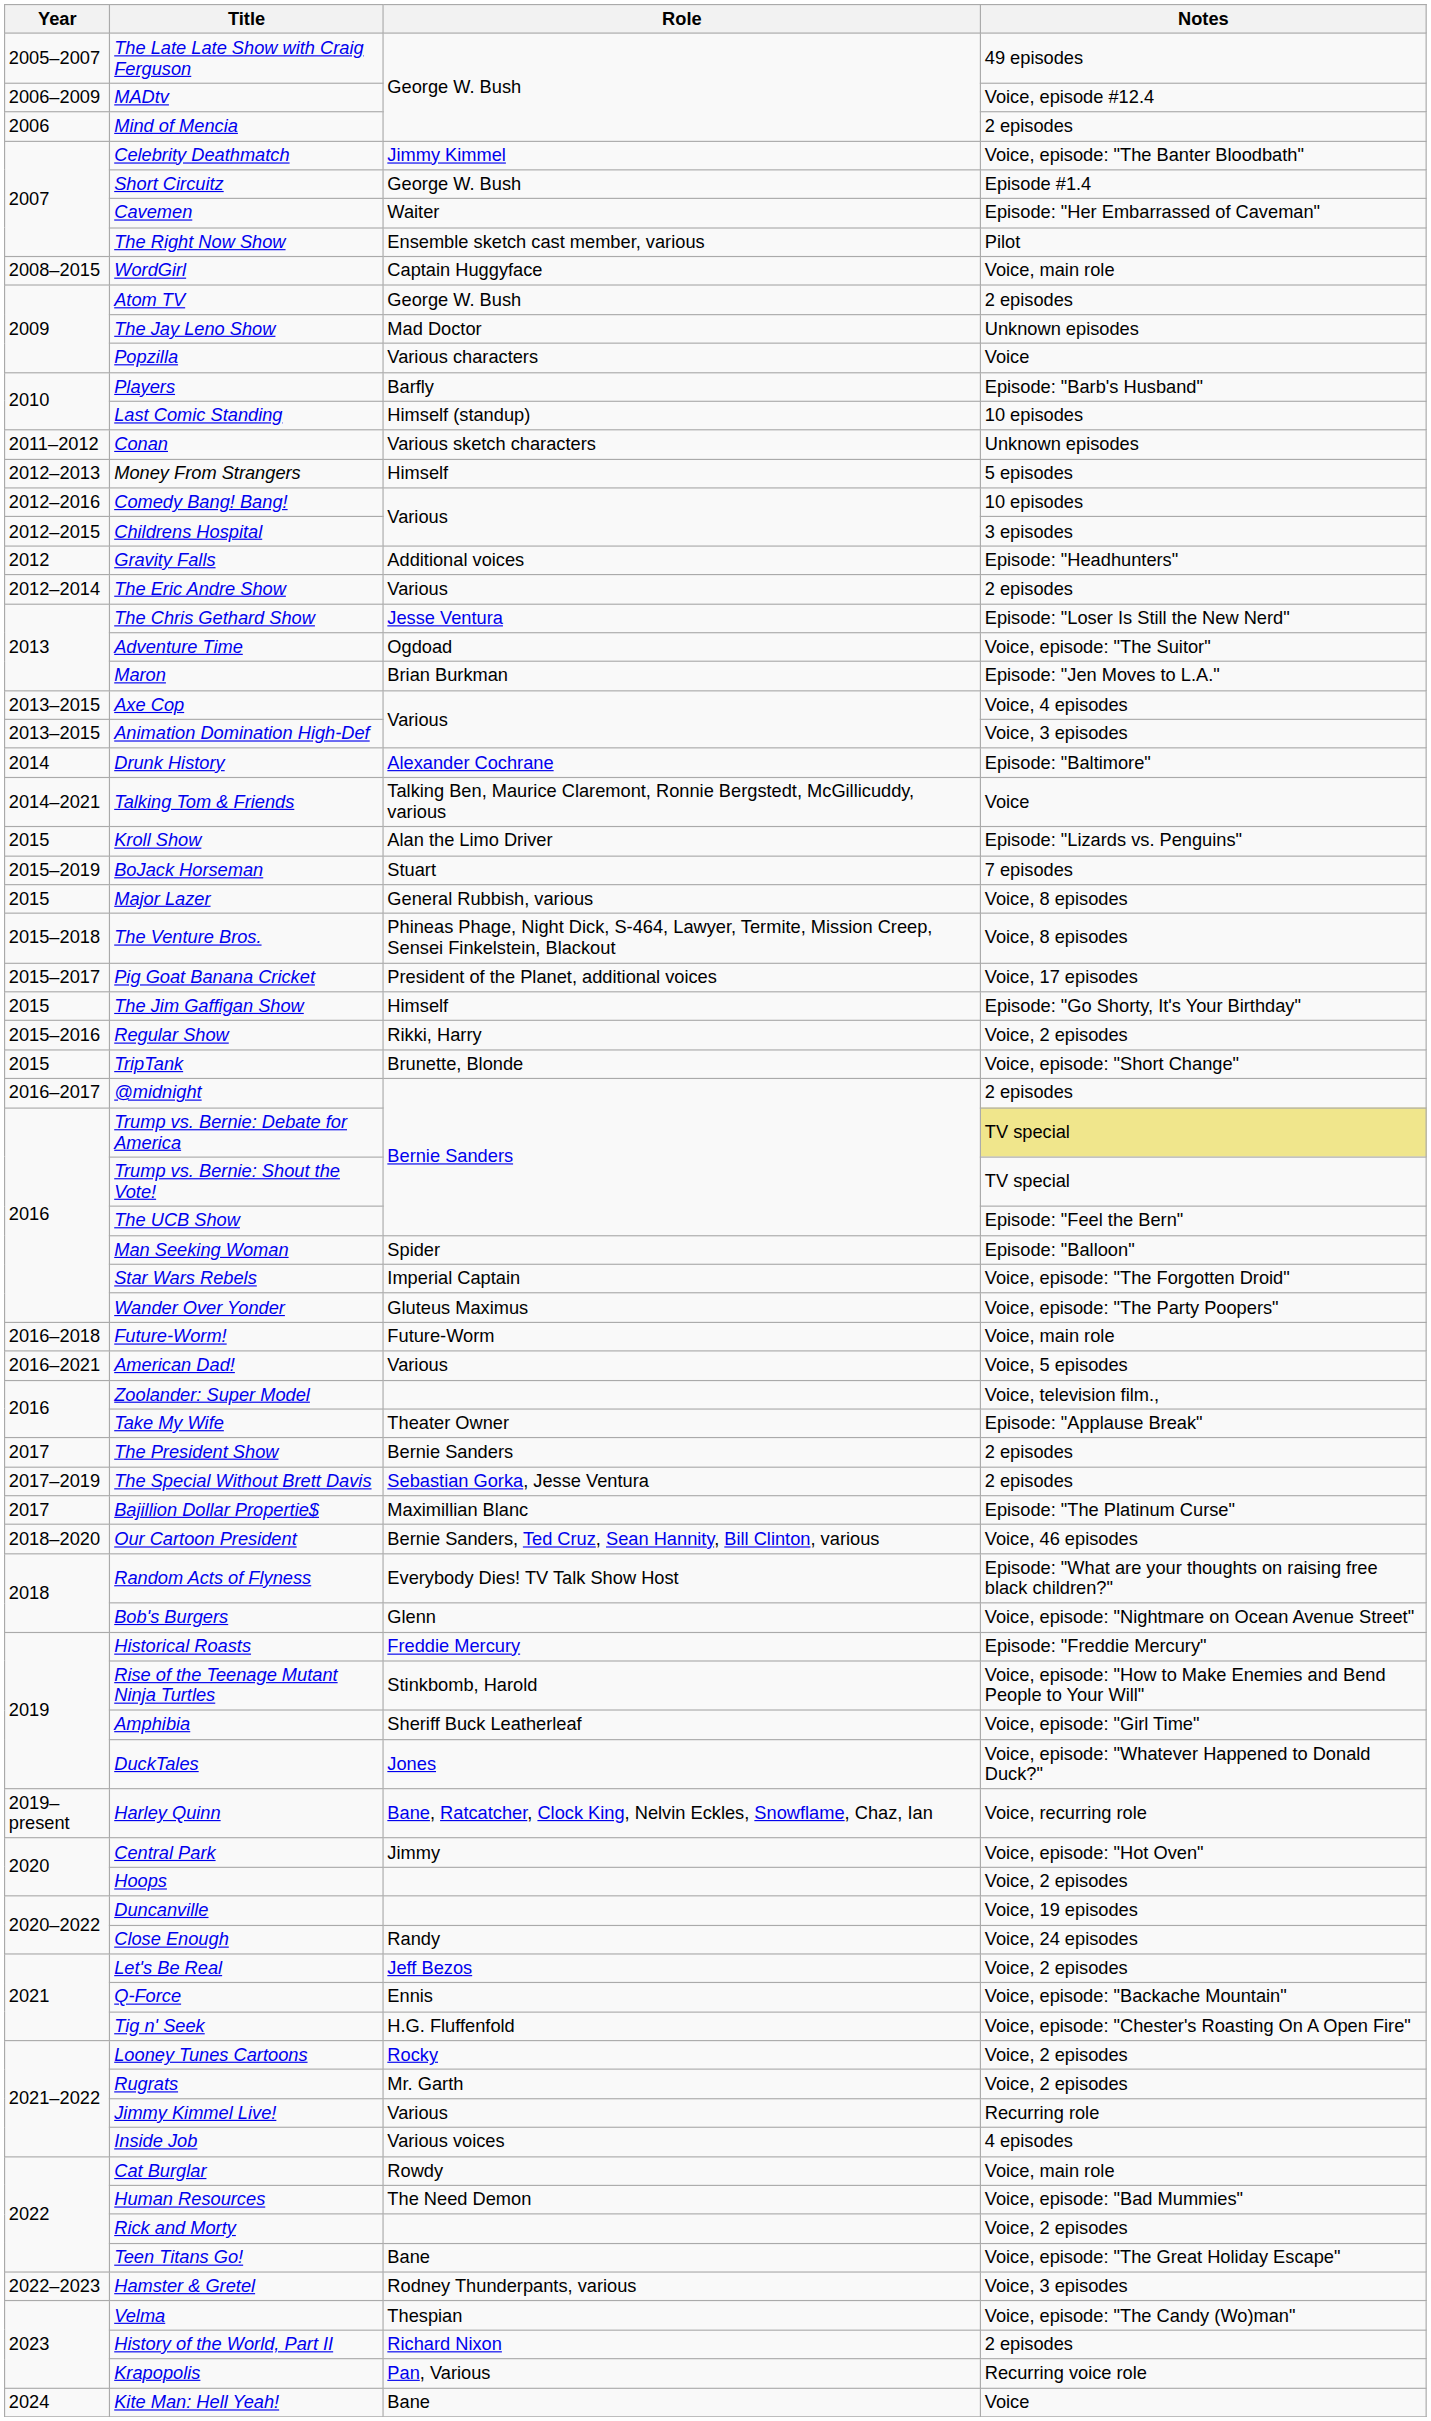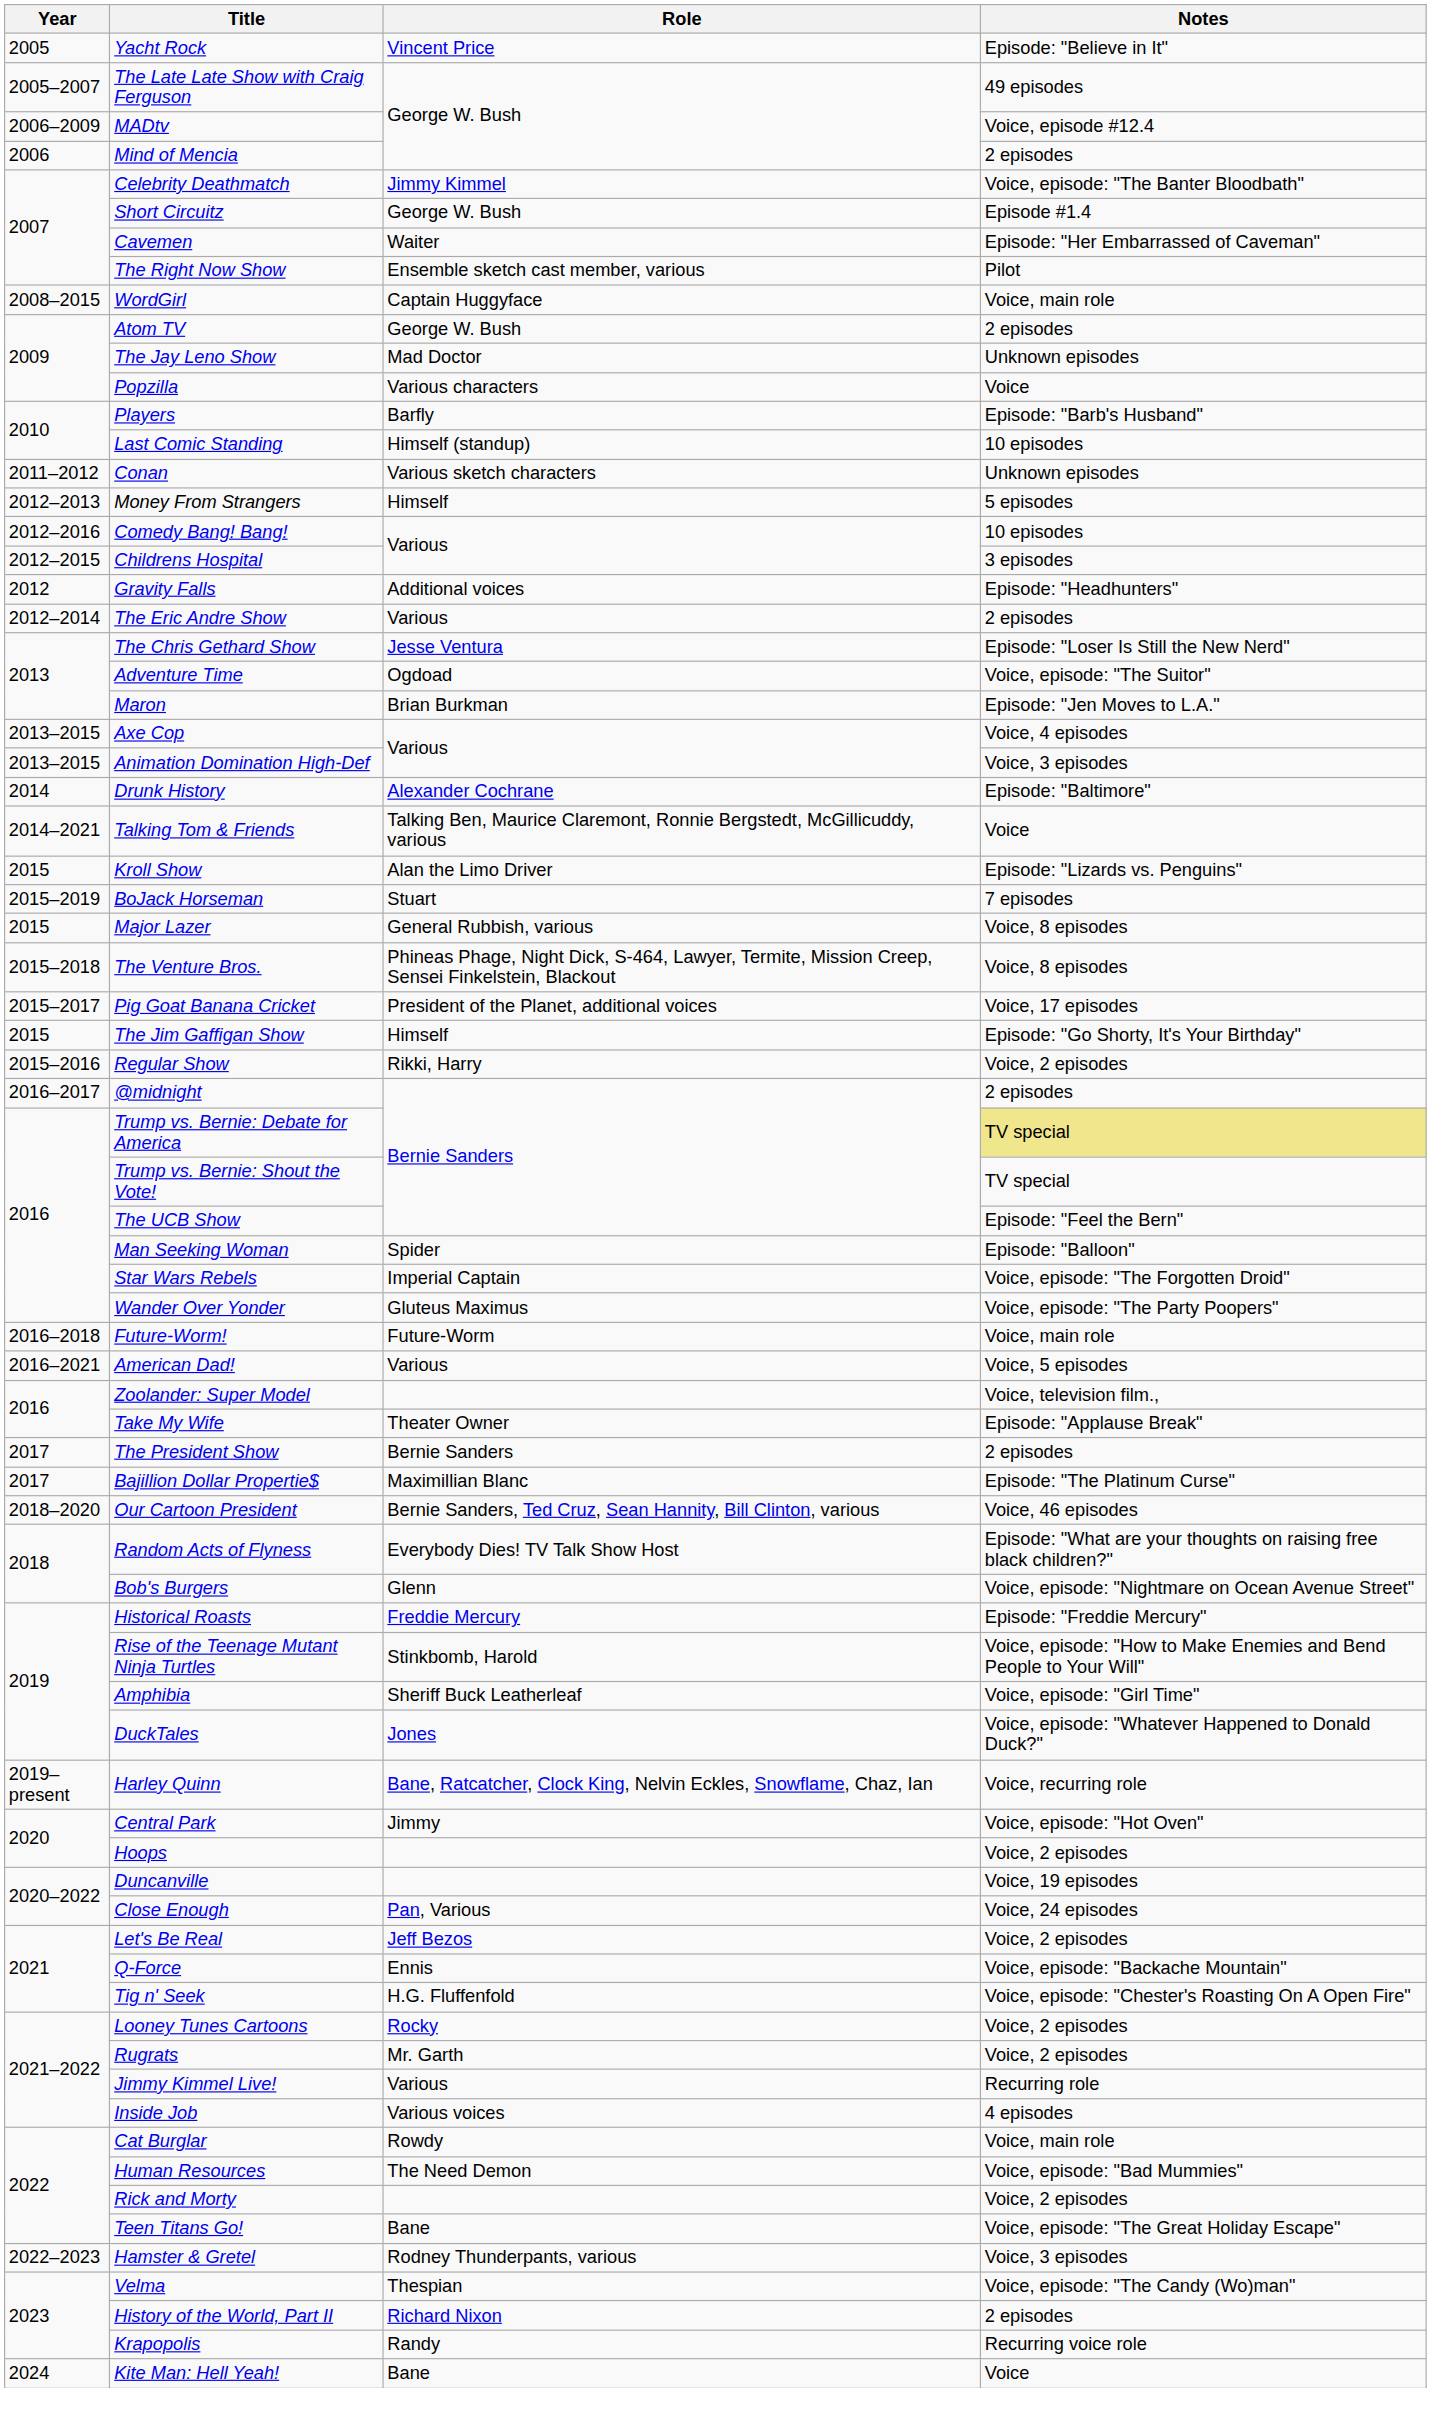+ row: (160, 47)
- row: (149, 1064)
- row: (243, 1481)
(414, 1939) Randy -> (439, 1910) Pan, Various
(439, 2373) Pan, Various -> (414, 2344) Randy
